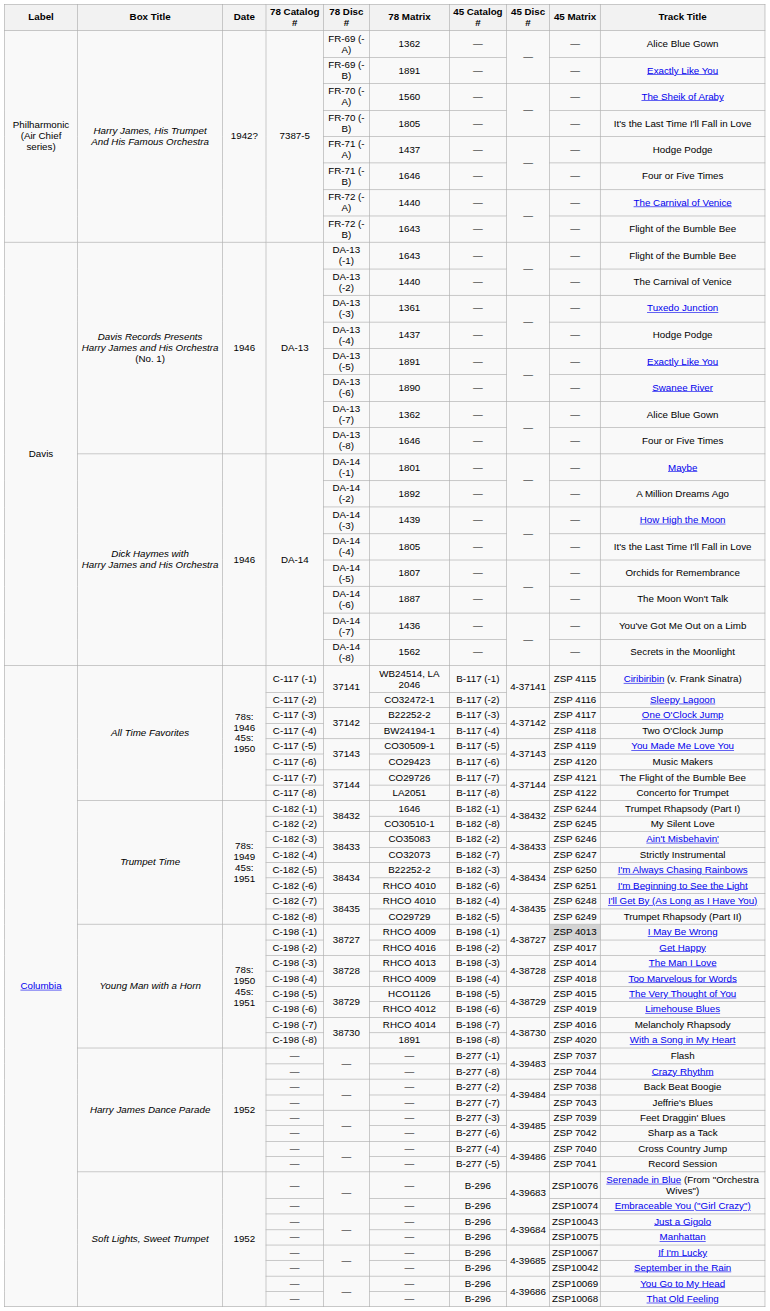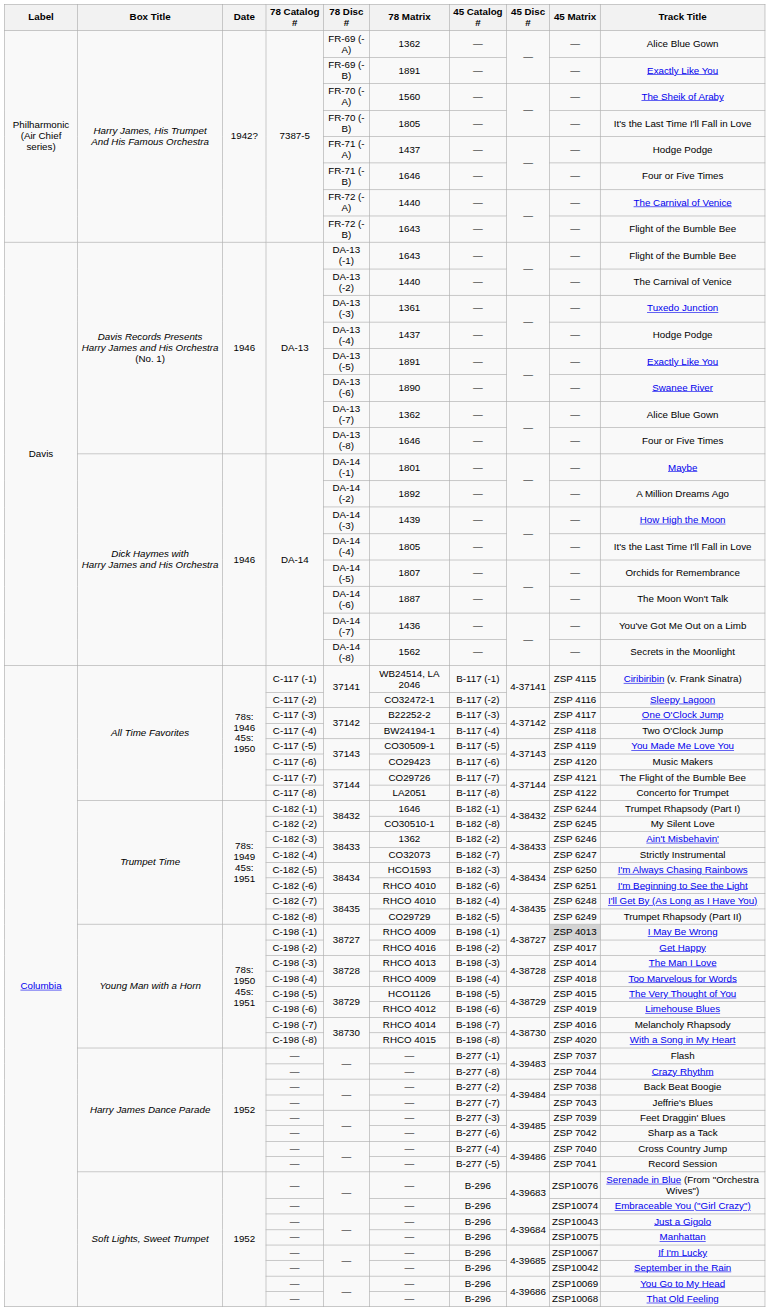(409, 839) CO35083 -> (409, 839) 1362
(409, 870) B22252-2 -> (409, 870) HCO1593
(409, 1040) 1891 -> (409, 1040) RHCO 4015
